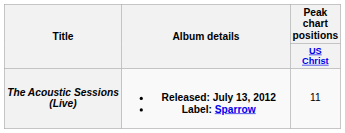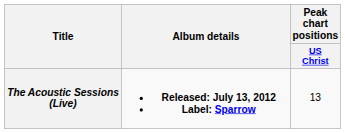(315, 98) 11 -> (315, 98) 13
